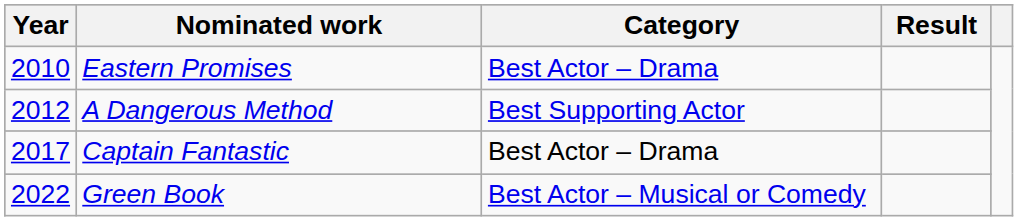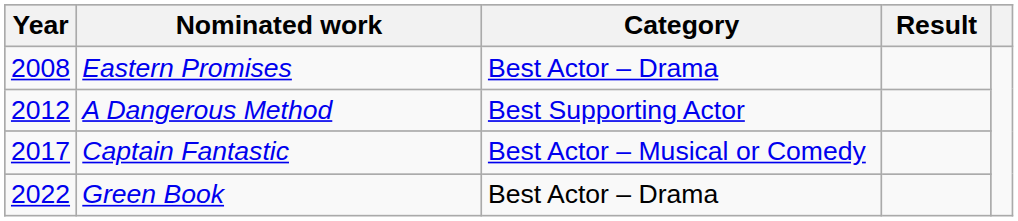(40, 67) 2010 -> (40, 67) 2008
(603, 151) Best Actor – Drama -> (677, 151) Best Actor – Musical or Comedy
(677, 194) Best Actor – Musical or Comedy -> (603, 194) Best Actor – Drama
